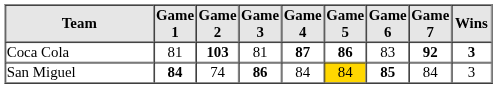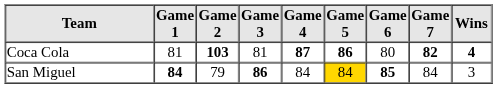(388, 52) 83 -> (388, 52) 80
(430, 52) 92 -> (430, 52) 82
(471, 52) 3 -> (471, 52) 4
(218, 72) 74 -> (218, 72) 79
